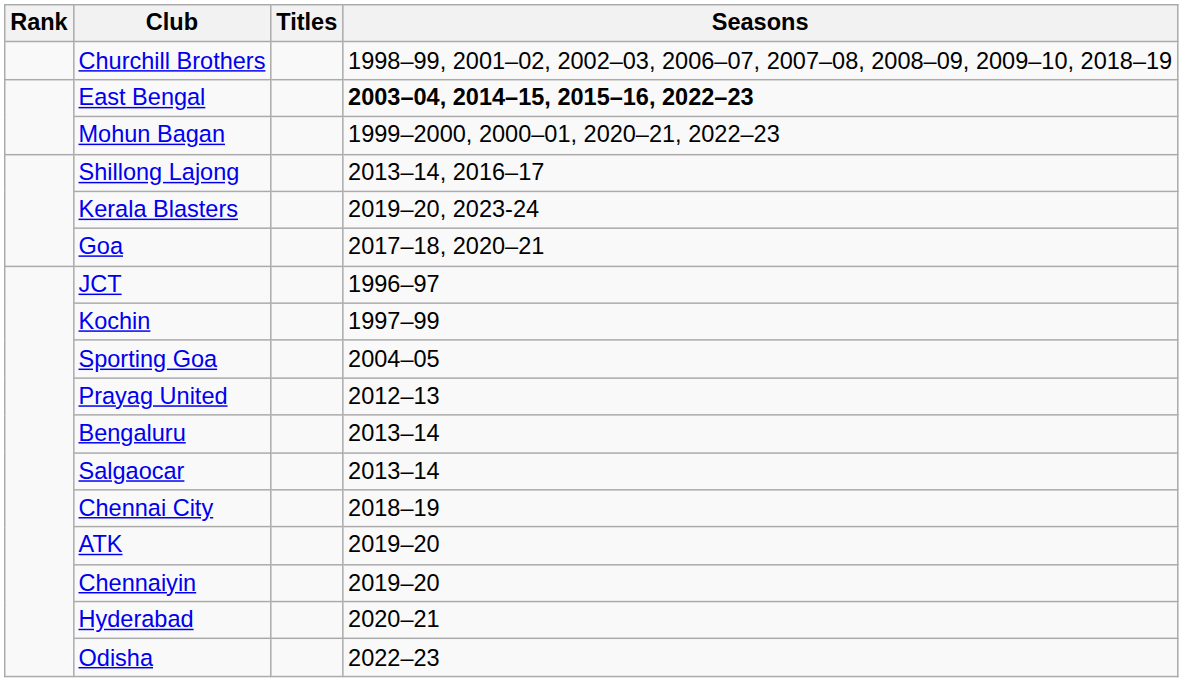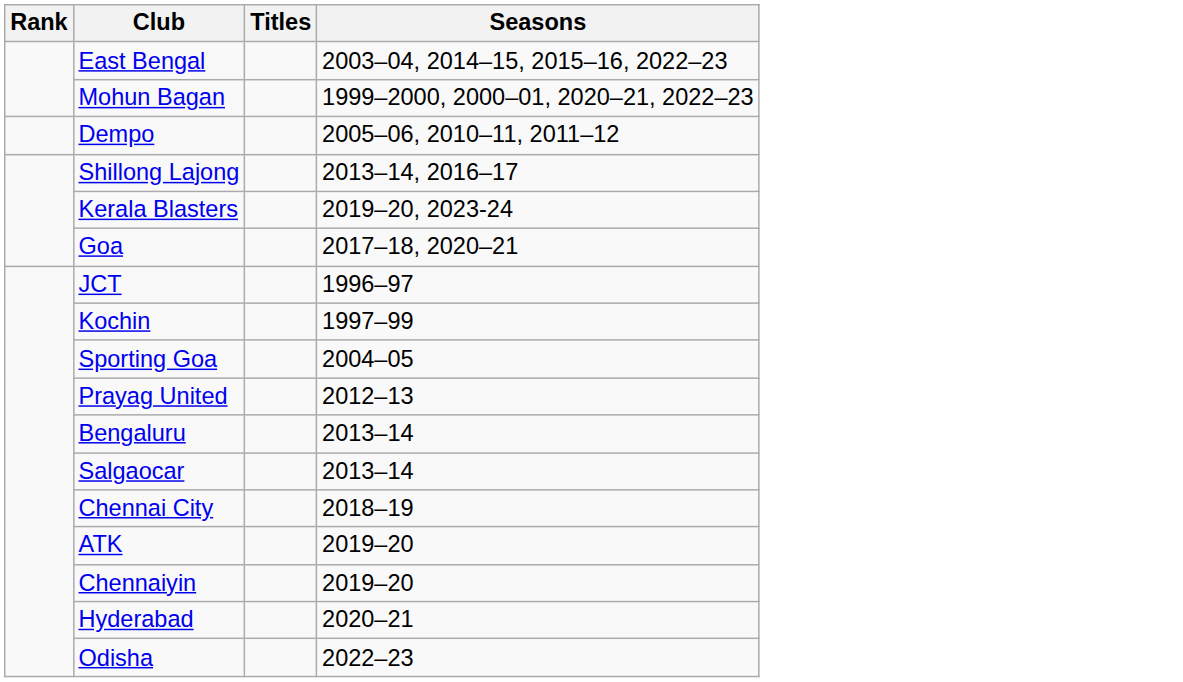- row: (172, 60)
(551, 97) bold -> (525, 60) normal
+ row: (116, 135)
